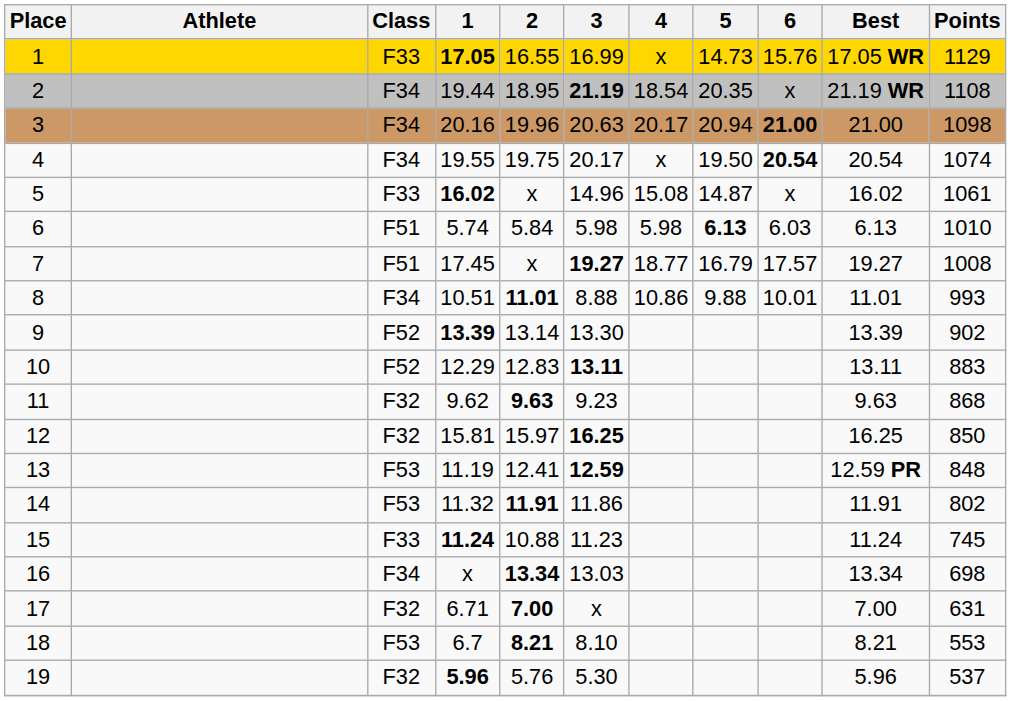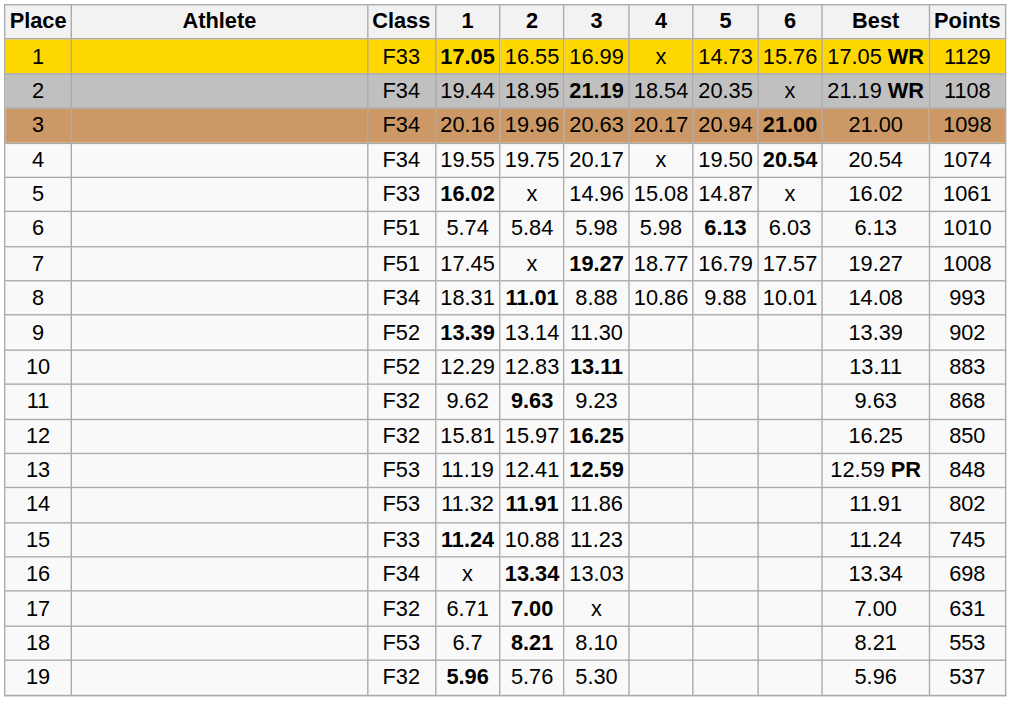(468, 297) 10.51 -> (468, 297) 18.31
(876, 297) 11.01 -> (876, 297) 14.08
(597, 332) 13.30 -> (597, 332) 11.30
